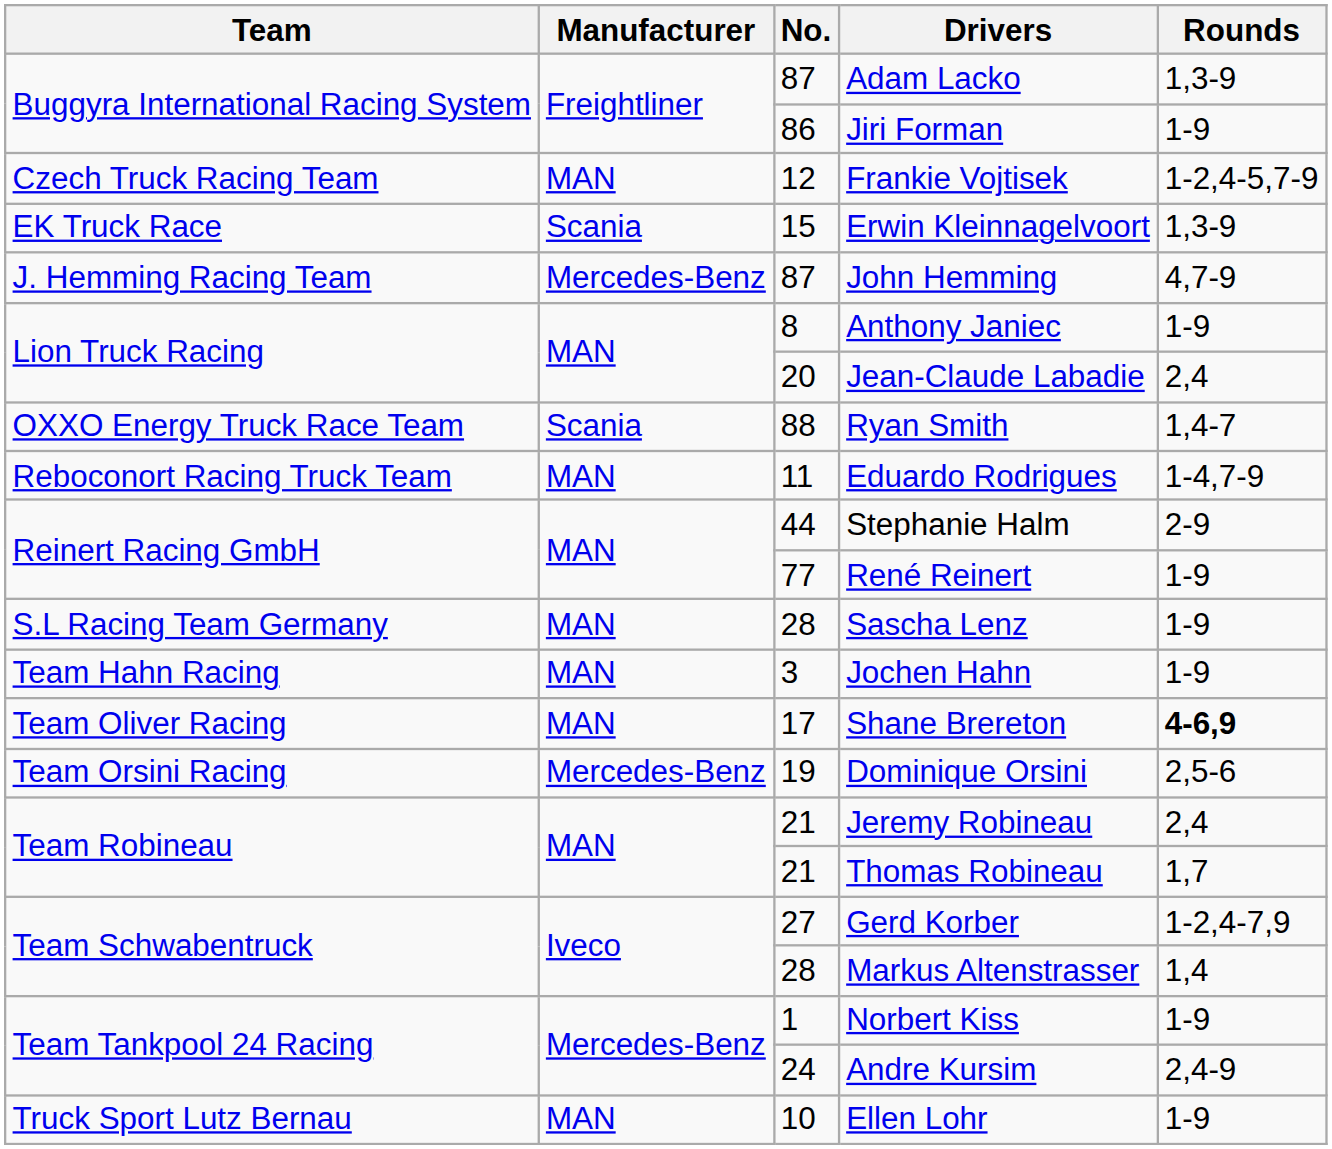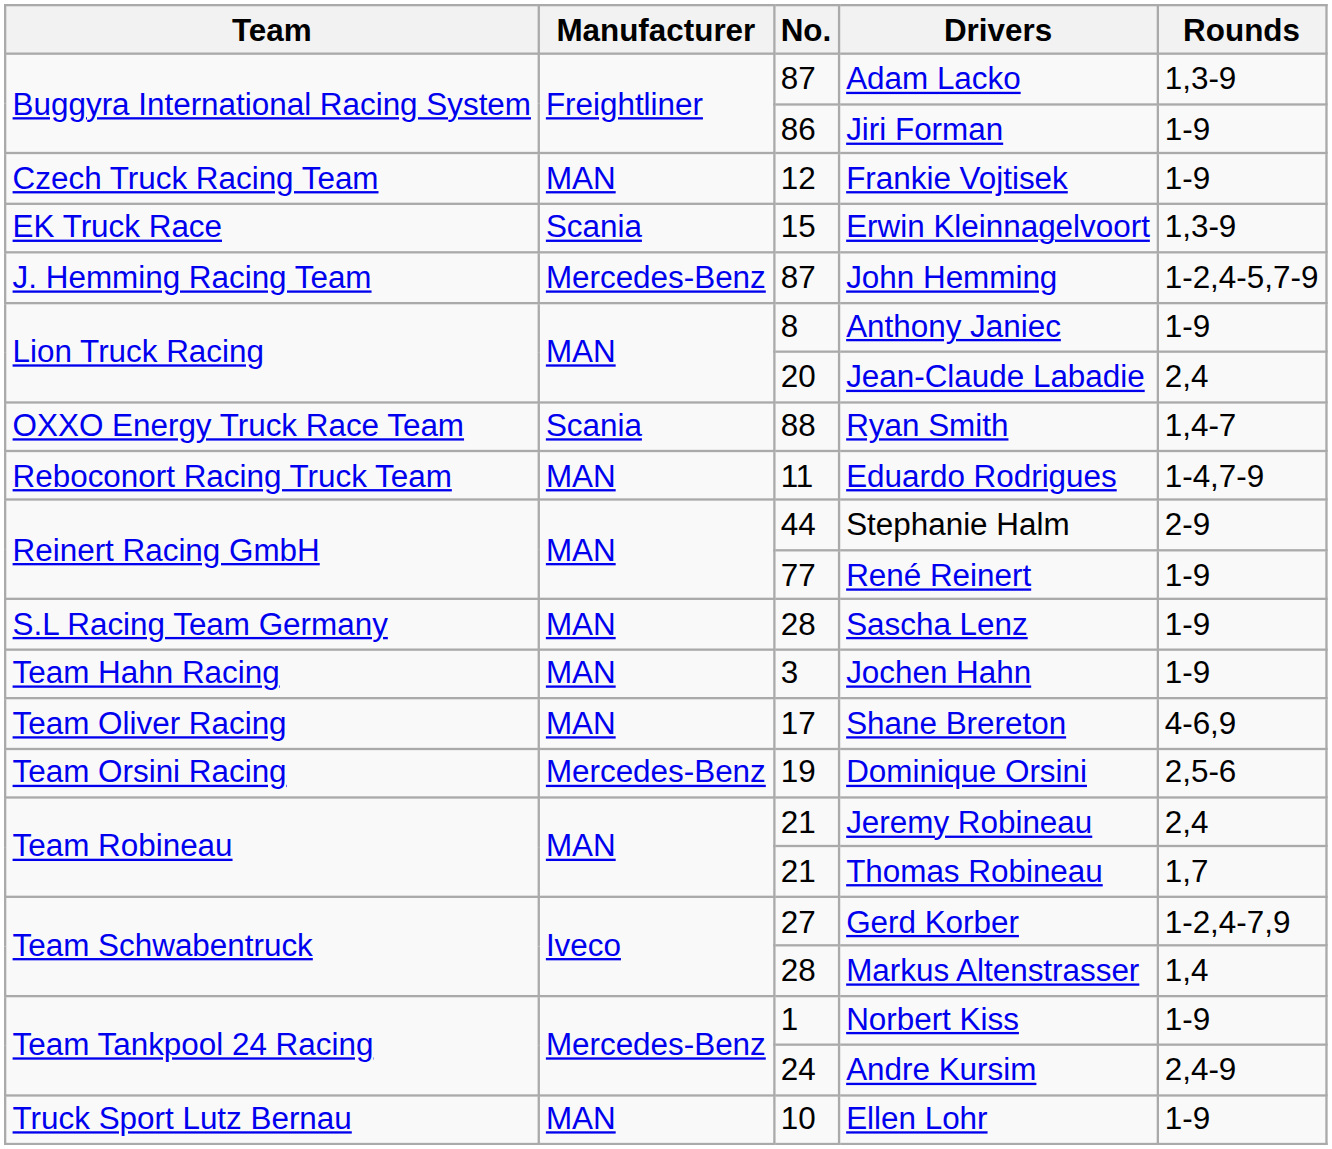(1242, 178) 1-2,4-5,7-9 -> (1187, 178) 1-9
(1201, 277) 4,7-9 -> (1242, 277) 1-2,4-5,7-9
(1201, 723) bold -> (1201, 723) normal
